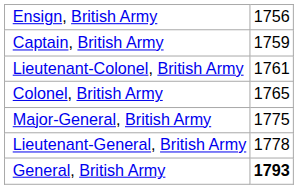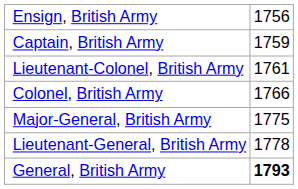(272, 94) 1765 -> (272, 94) 1766
